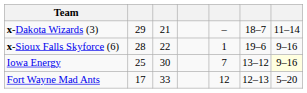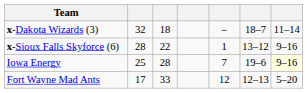(140, 29) 29 -> (140, 29) 32
(165, 29) 21 -> (165, 29) 18
(256, 46) 19–6 -> (256, 46) 13–12
(165, 63) 30 -> (165, 63) 28
(256, 63) 13–12 -> (256, 63) 19–6
